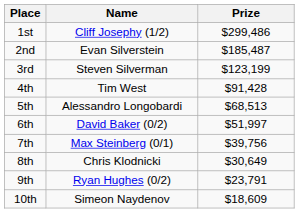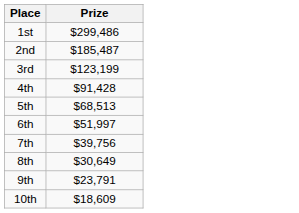- column: (122, 13)
